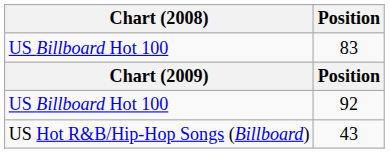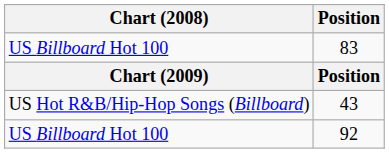rows swapped: (349, 104) <-> (349, 133)
